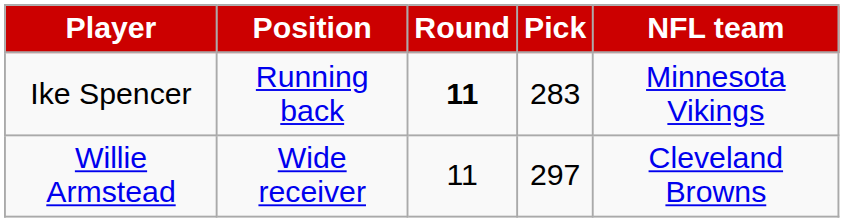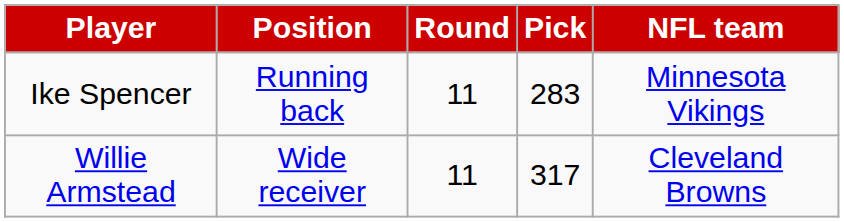(462, 93) bold -> (462, 93) normal
(555, 175) 297 -> (555, 175) 317
